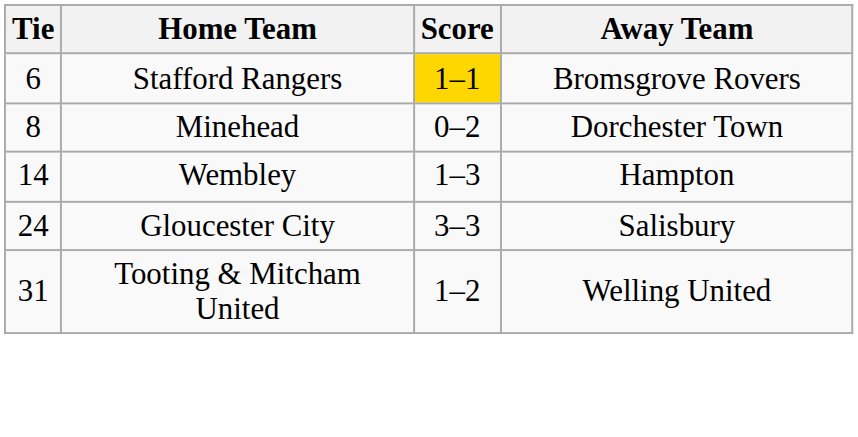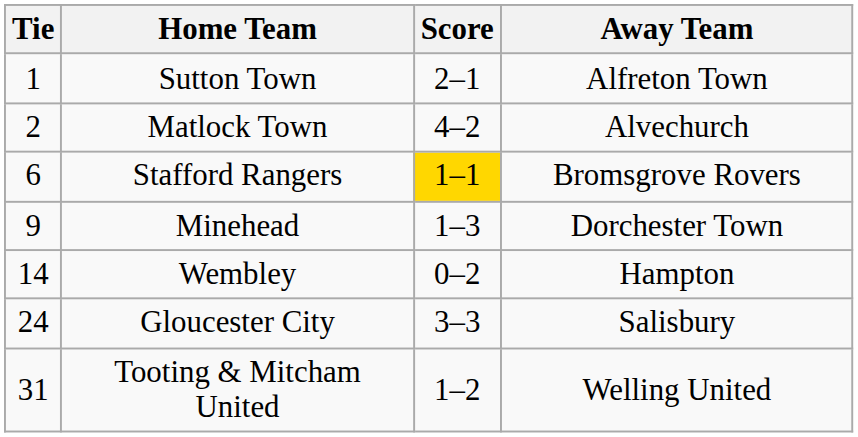+ row: (238, 77)
+ row: (238, 126)
(33, 126) 8 -> (33, 224) 9
(457, 126) 0–2 -> (457, 224) 1–3
(457, 175) 1–3 -> (457, 273) 0–2
